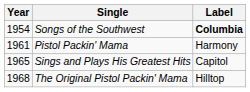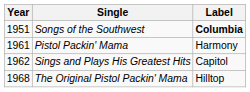(18, 29) 1954 -> (18, 29) 1951
(18, 62) 1965 -> (18, 62) 1962
